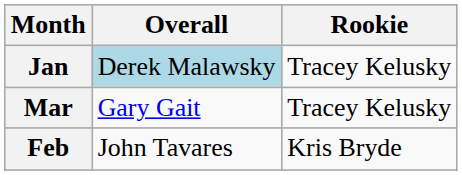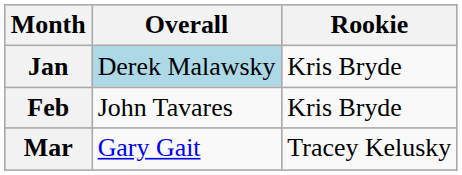(369, 66) Tracey Kelusky -> (345, 66) Kris Bryde
rows swapped: (48, 148) <-> (48, 107)
